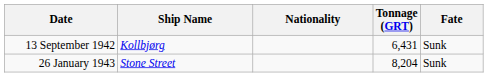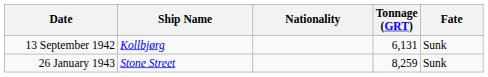(405, 44) 6,431 -> (405, 44) 6,131
(405, 63) 8,204 -> (405, 63) 8,259
